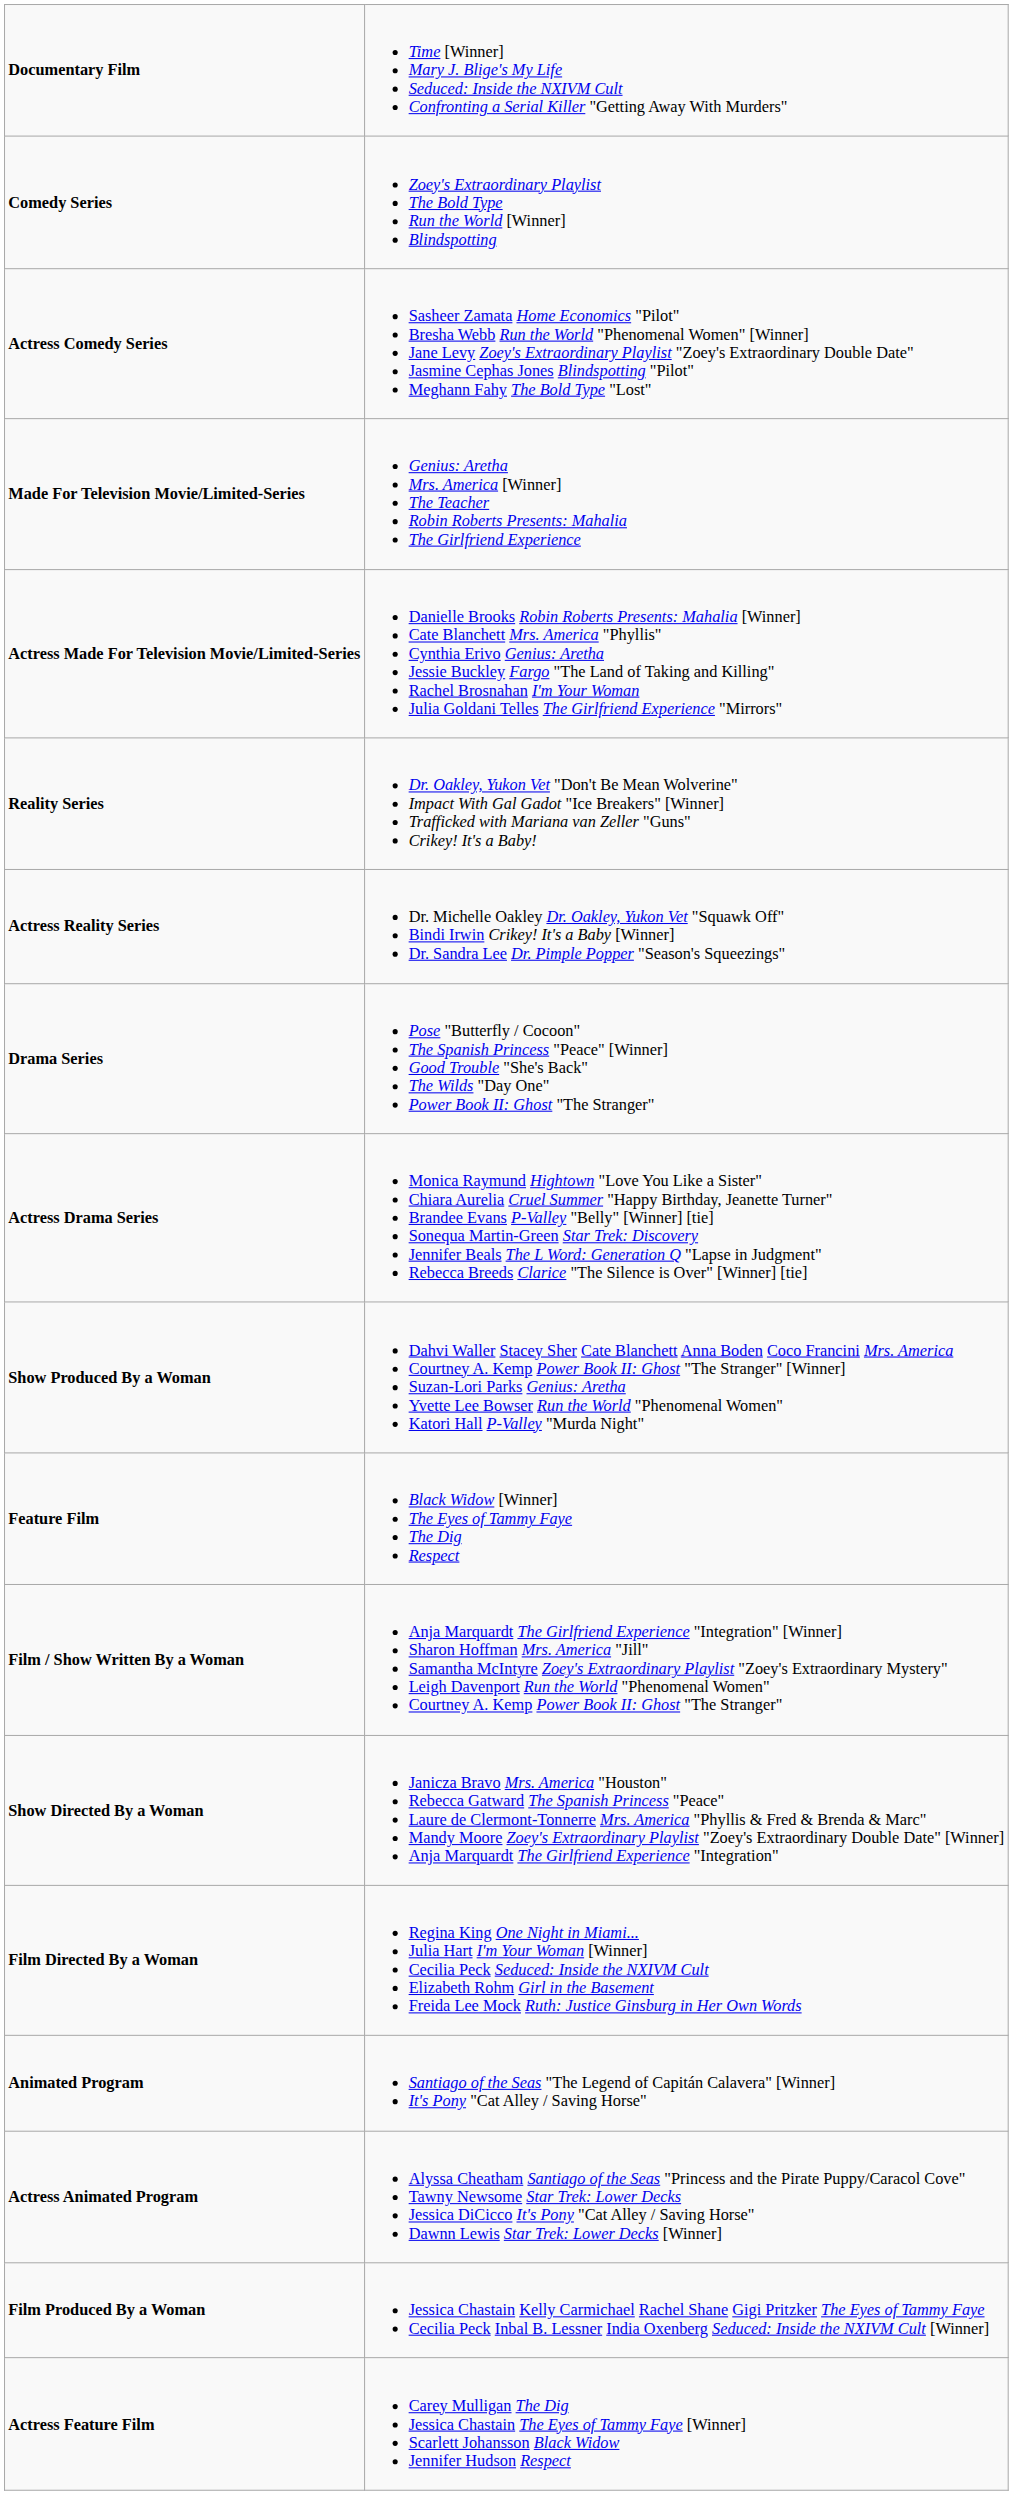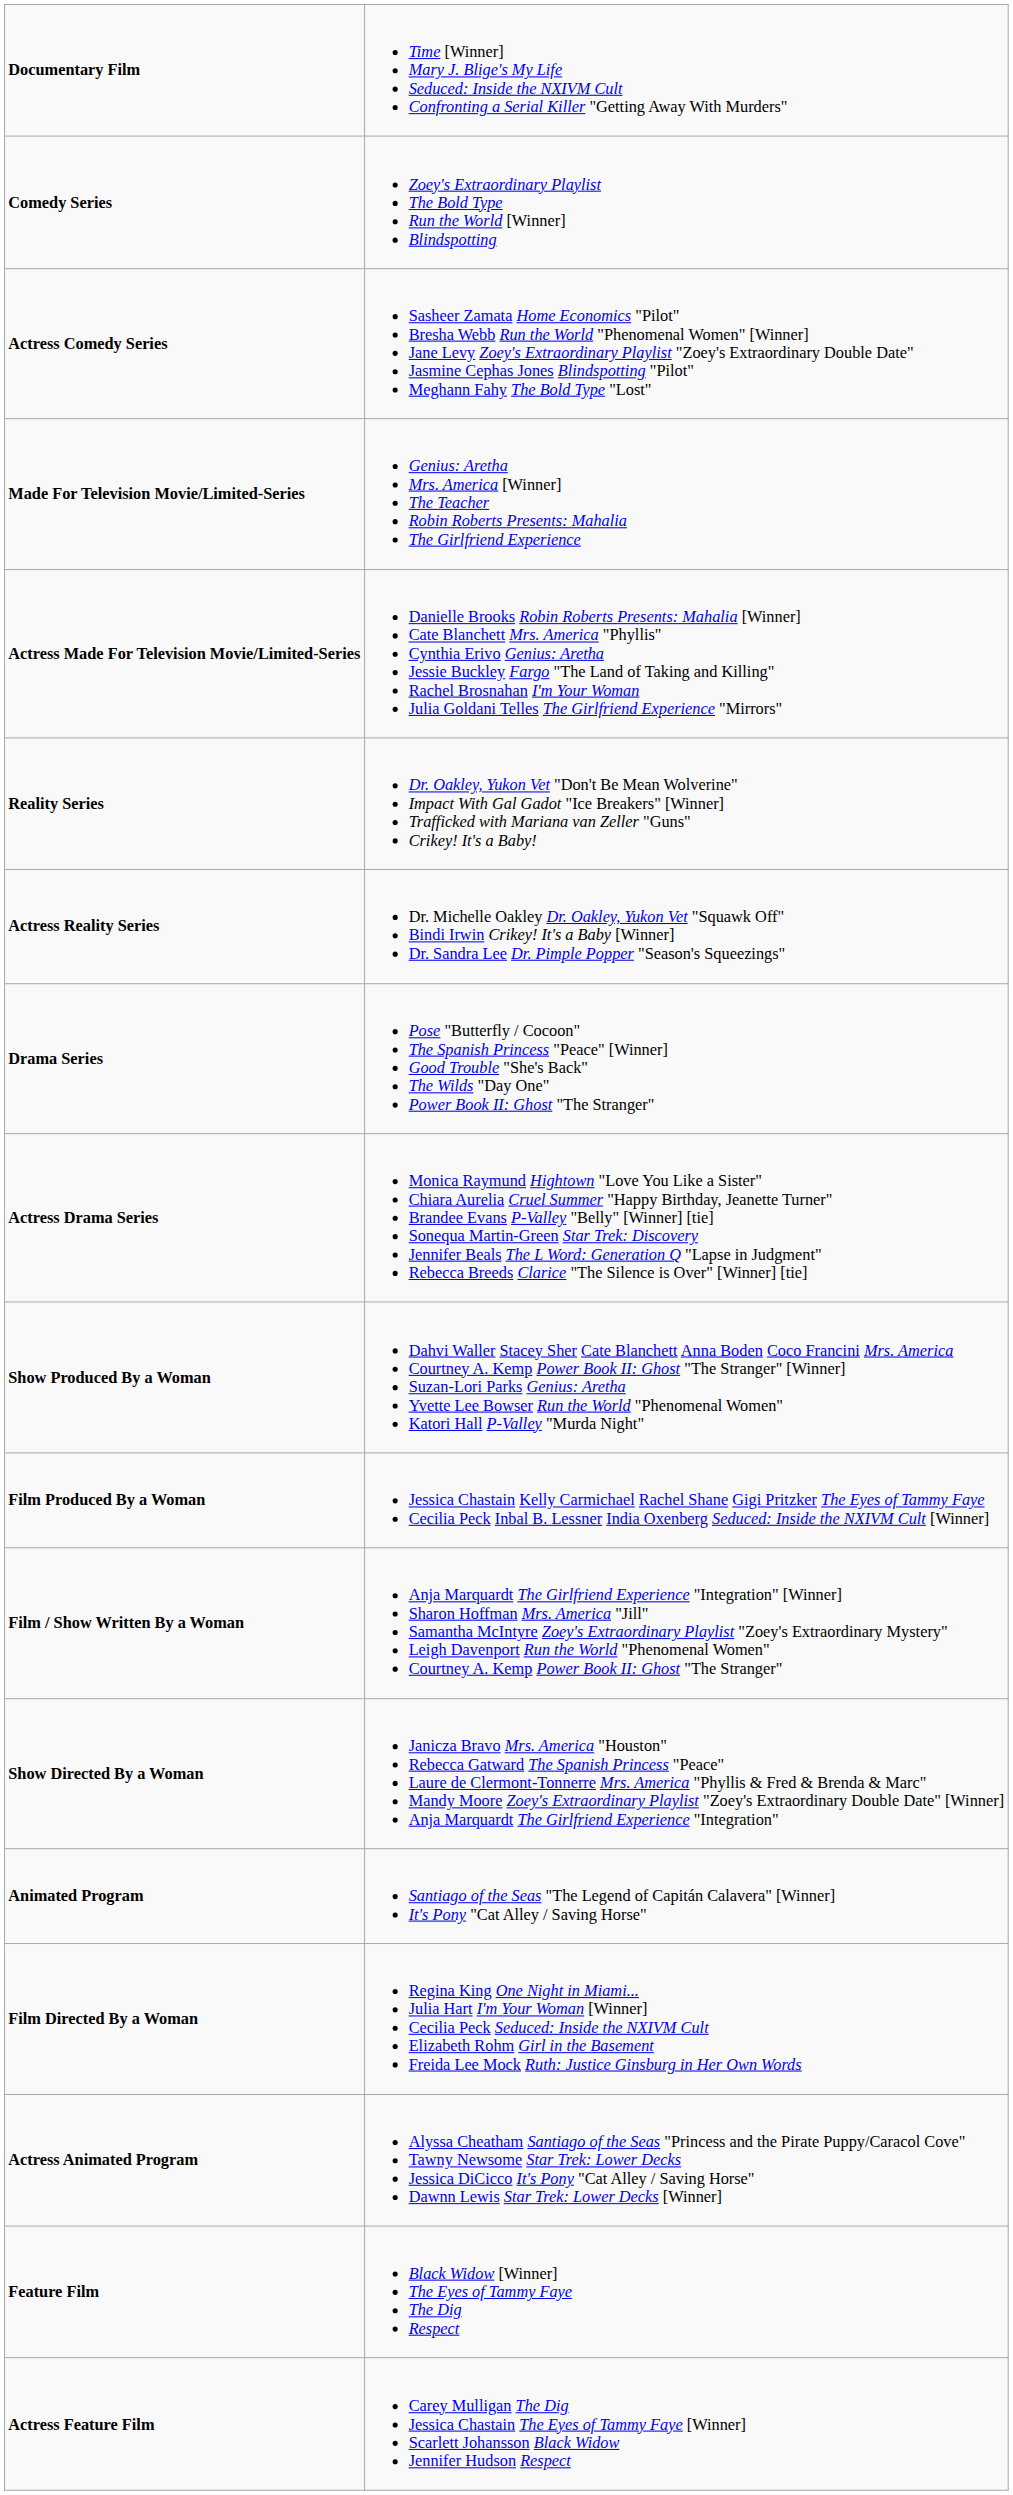rows swapped: (107, 2310) <-> (54, 1518)
rows swapped: (103, 1960) <-> (76, 2083)
